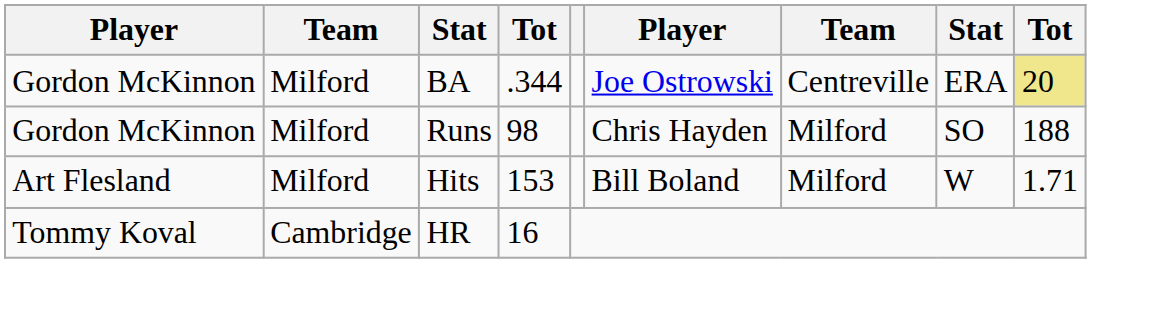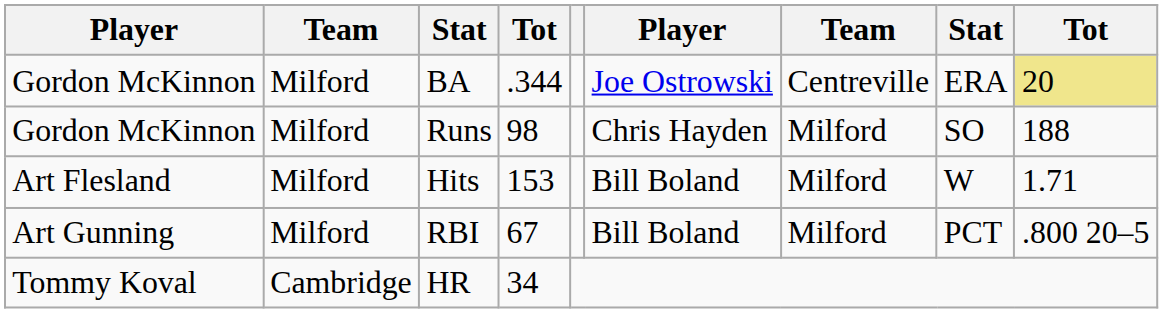+ row: (453, 231)
(522, 231) 16 -> (522, 282) 34
